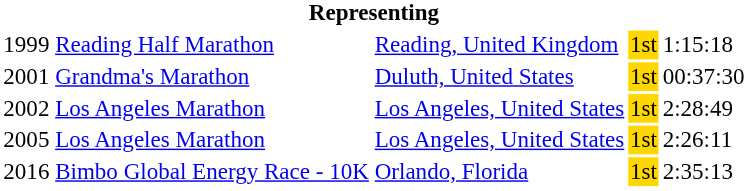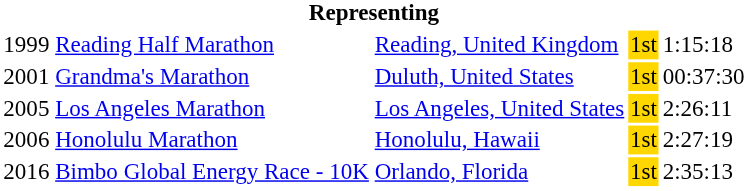- row: (26, 108)
+ row: (26, 139)
